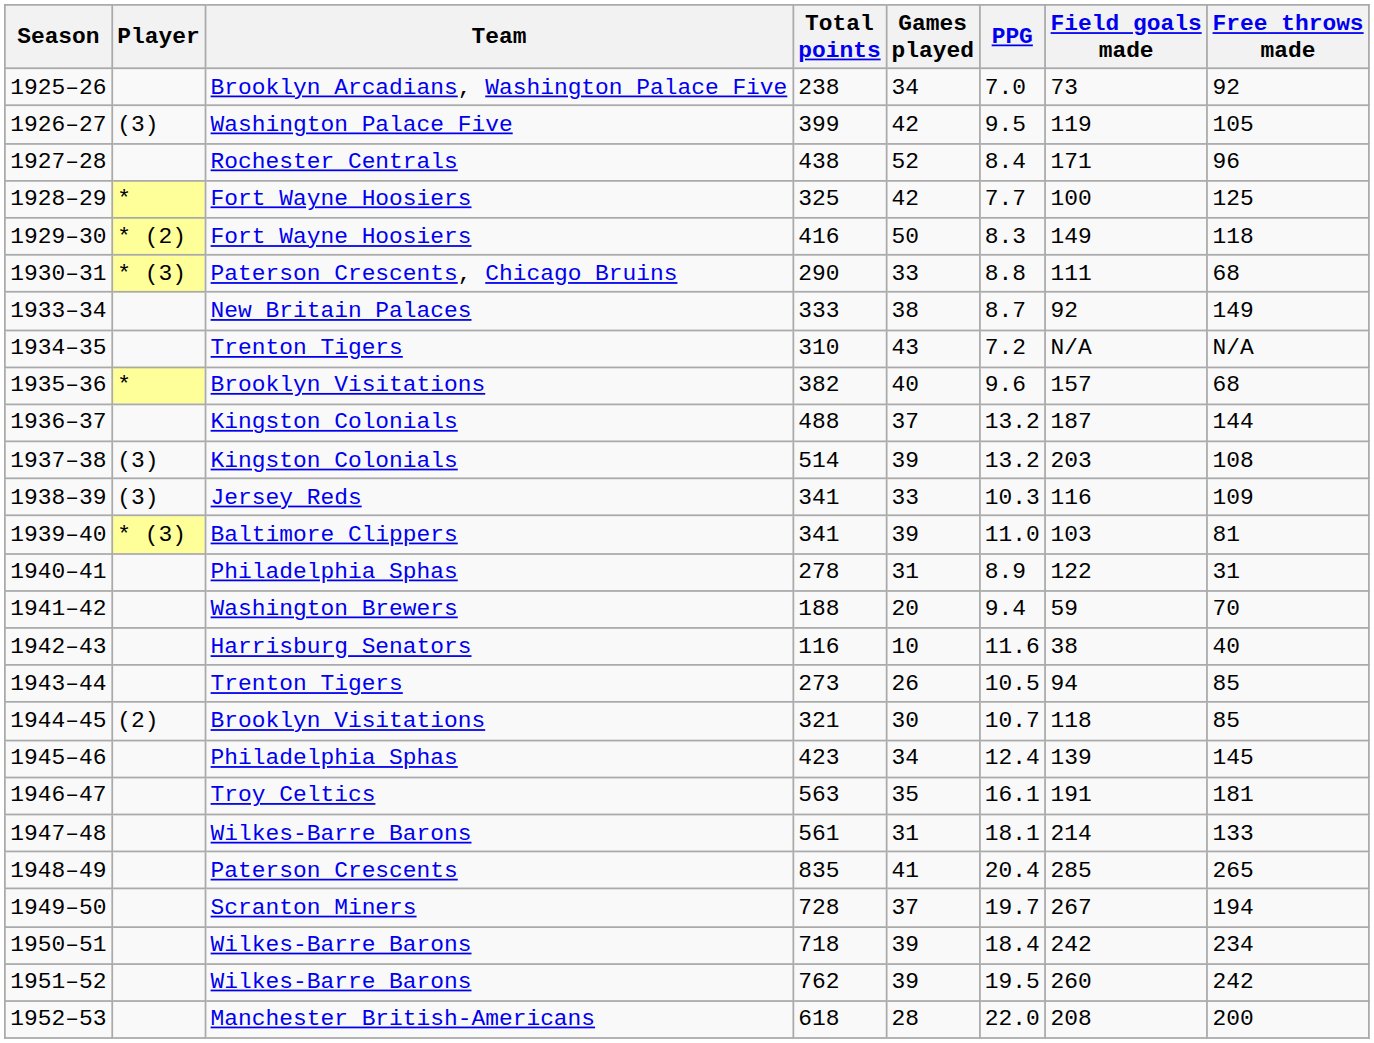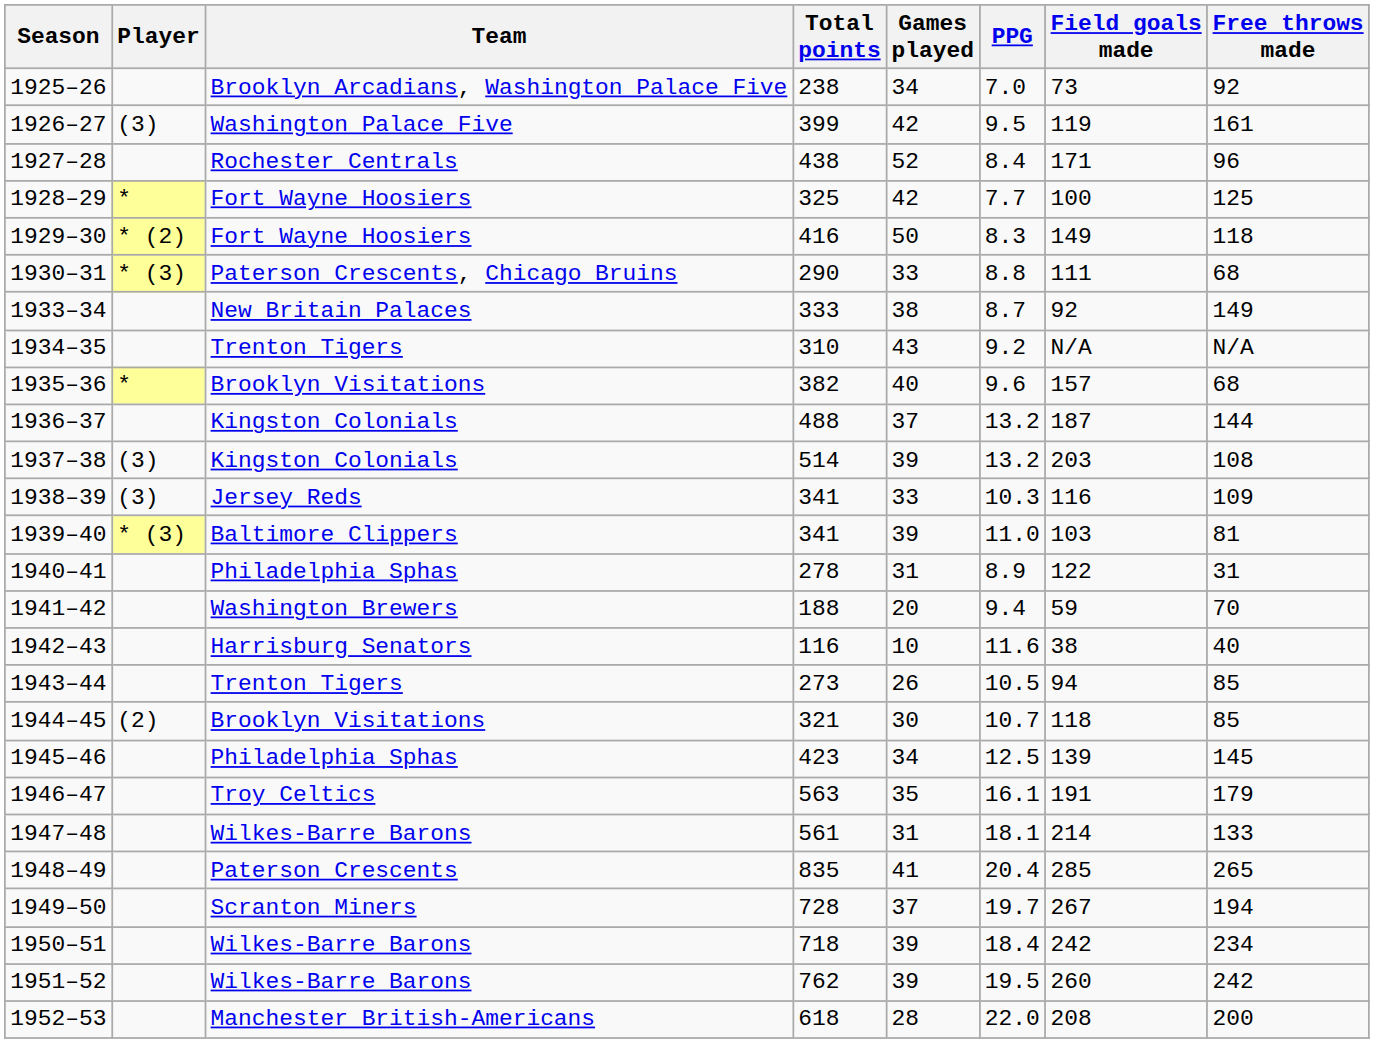(1233, 125) 105 -> (1233, 125) 161
(1005, 348) 7.2 -> (1005, 348) 9.2
(1012, 758) 12.4 -> (1012, 758) 12.5
(1233, 796) 181 -> (1233, 796) 179
